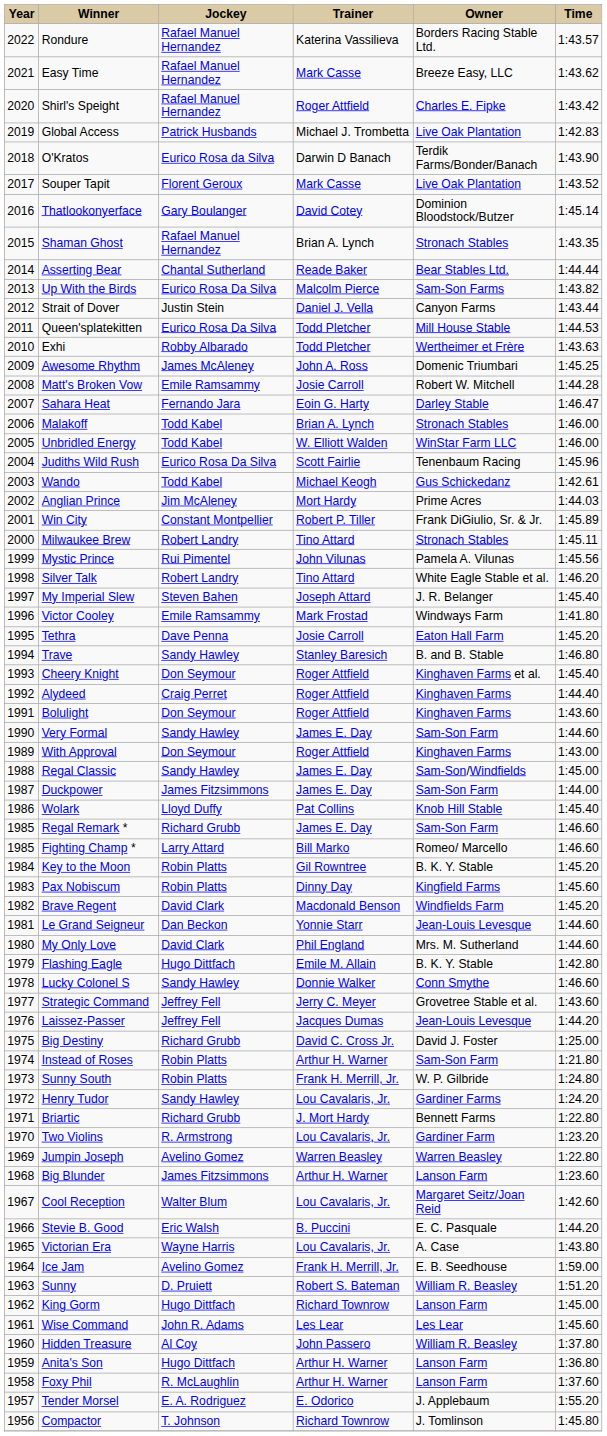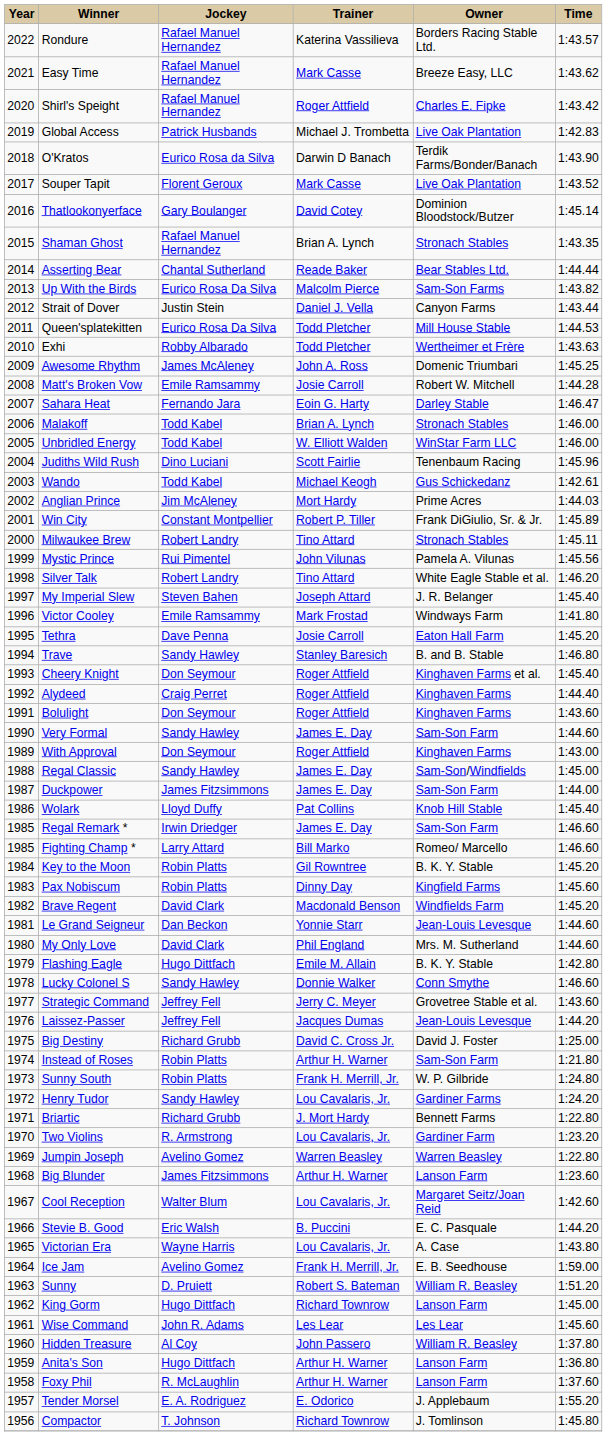(219, 462) Eurico Rosa Da Silva -> (195, 462) Dino Luciani
(201, 829) Richard Grubb -> (199, 829) Irwin Driedger
